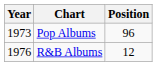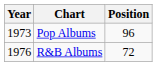(129, 52) 12 -> (129, 52) 72
